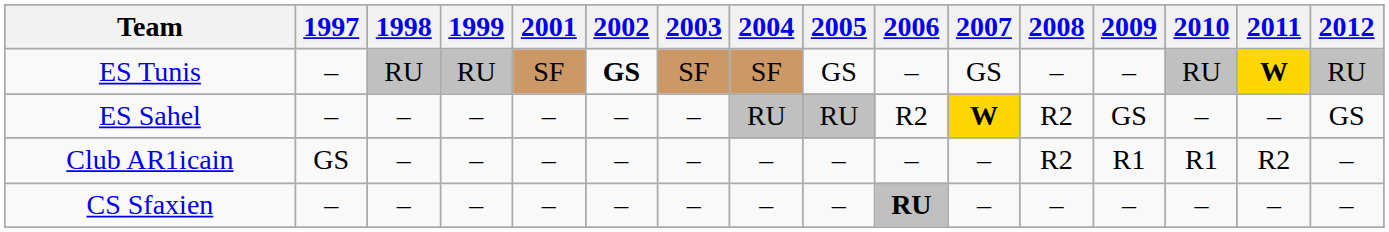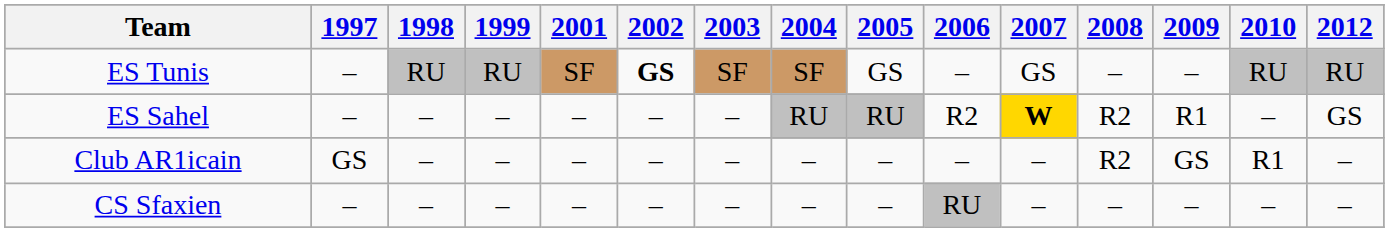- column: (1274, 26)
(1129, 115) GS -> (1192, 115) R1
(1129, 159) R1 -> (1192, 159) GS
(911, 204) bold -> (962, 204) normal
